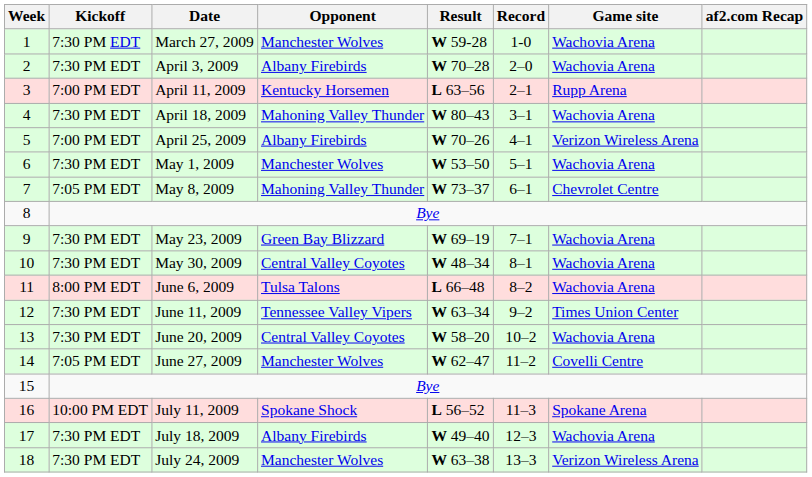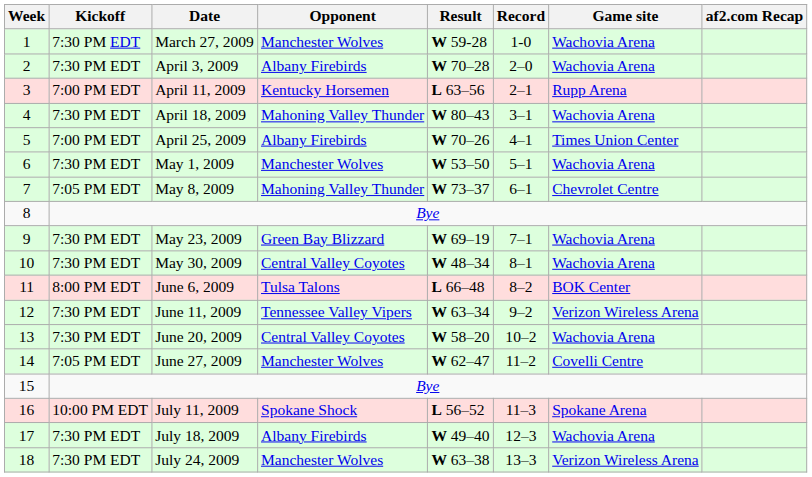(625, 139) Verizon Wireless Arena -> (615, 139) Times Union Center
(603, 287) Wachovia Arena -> (591, 287) BOK Center
(615, 312) Times Union Center -> (625, 312) Verizon Wireless Arena
